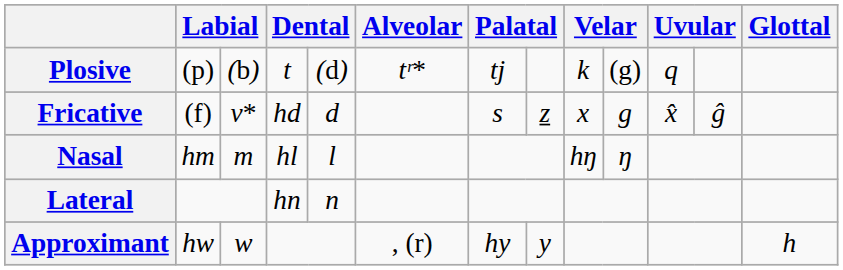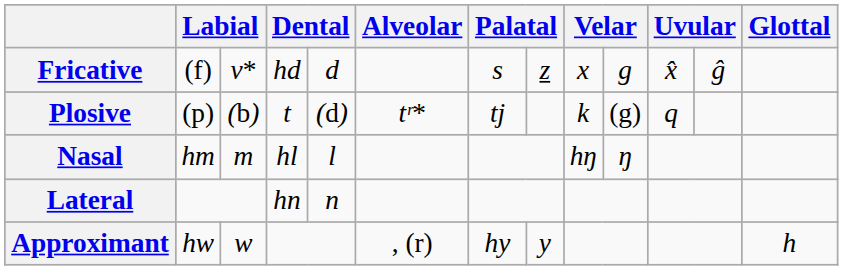rows swapped: (90, 69) <-> (90, 112)
